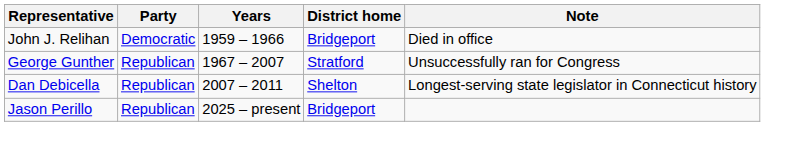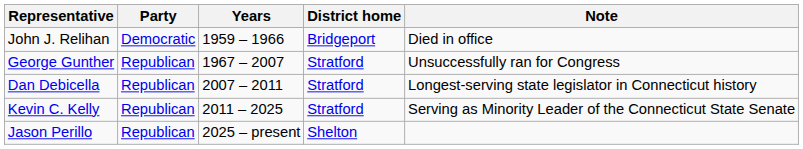(332, 86) Shelton -> (335, 86) Stratford
+ row: (54, 109)
(341, 109) Bridgeport -> (332, 132) Shelton
